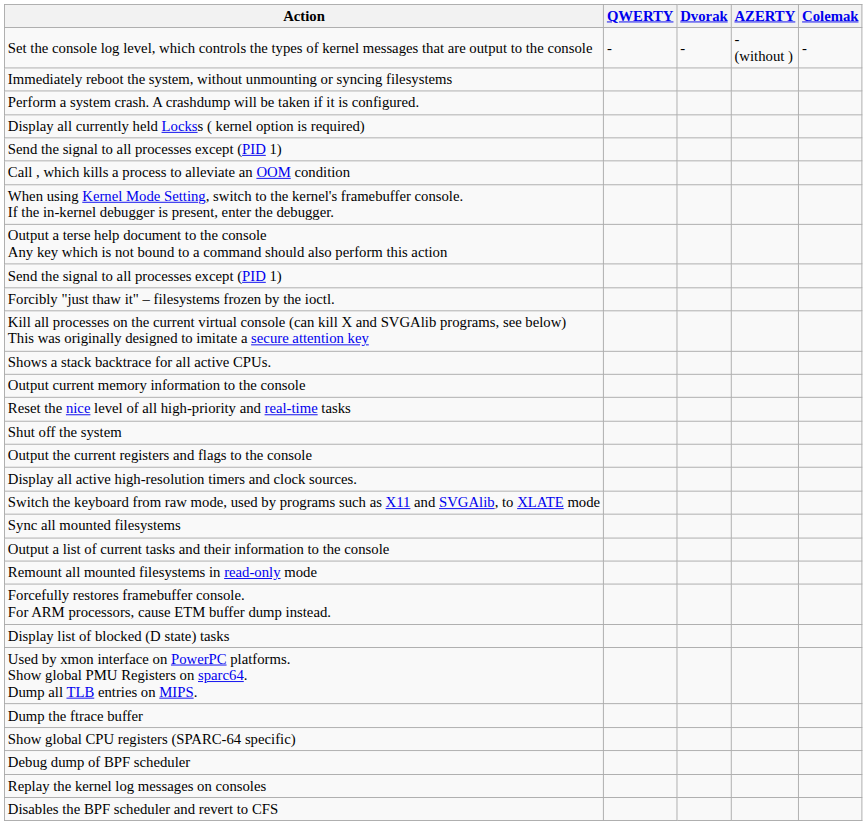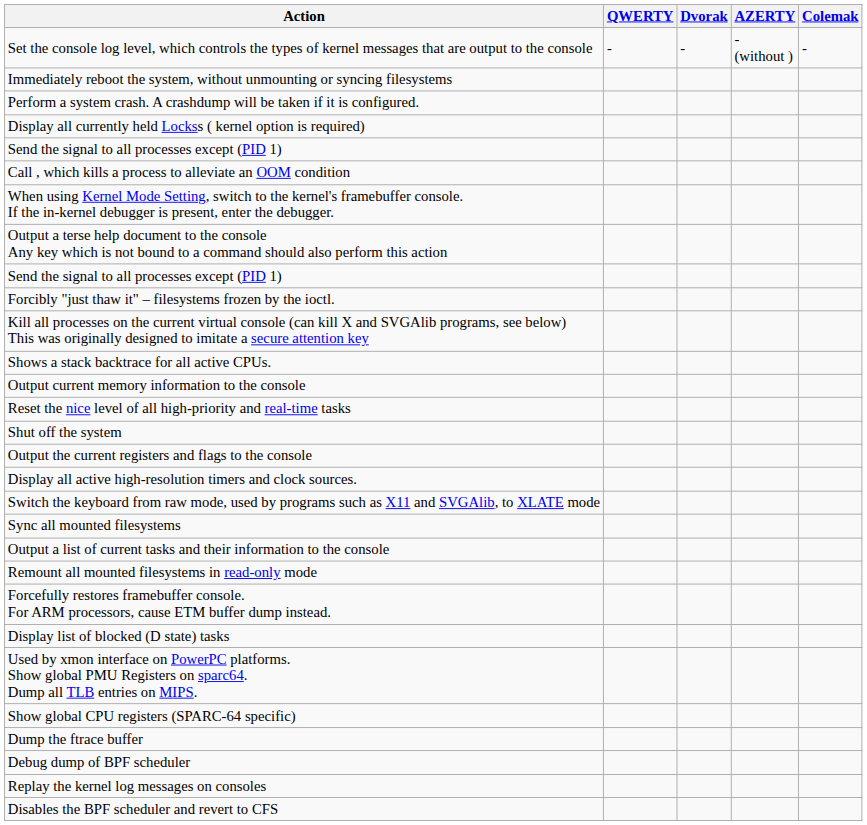rows swapped: (152, 739) <-> (75, 715)
